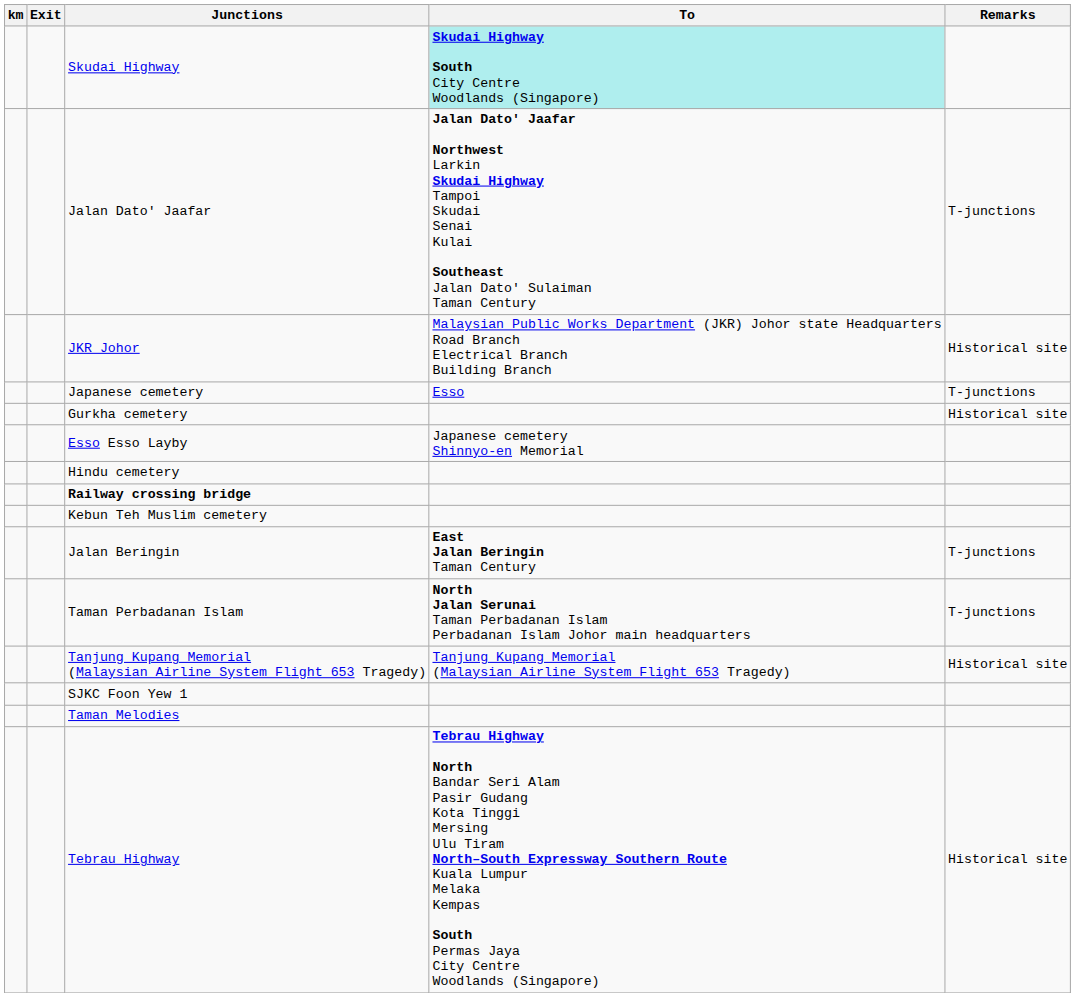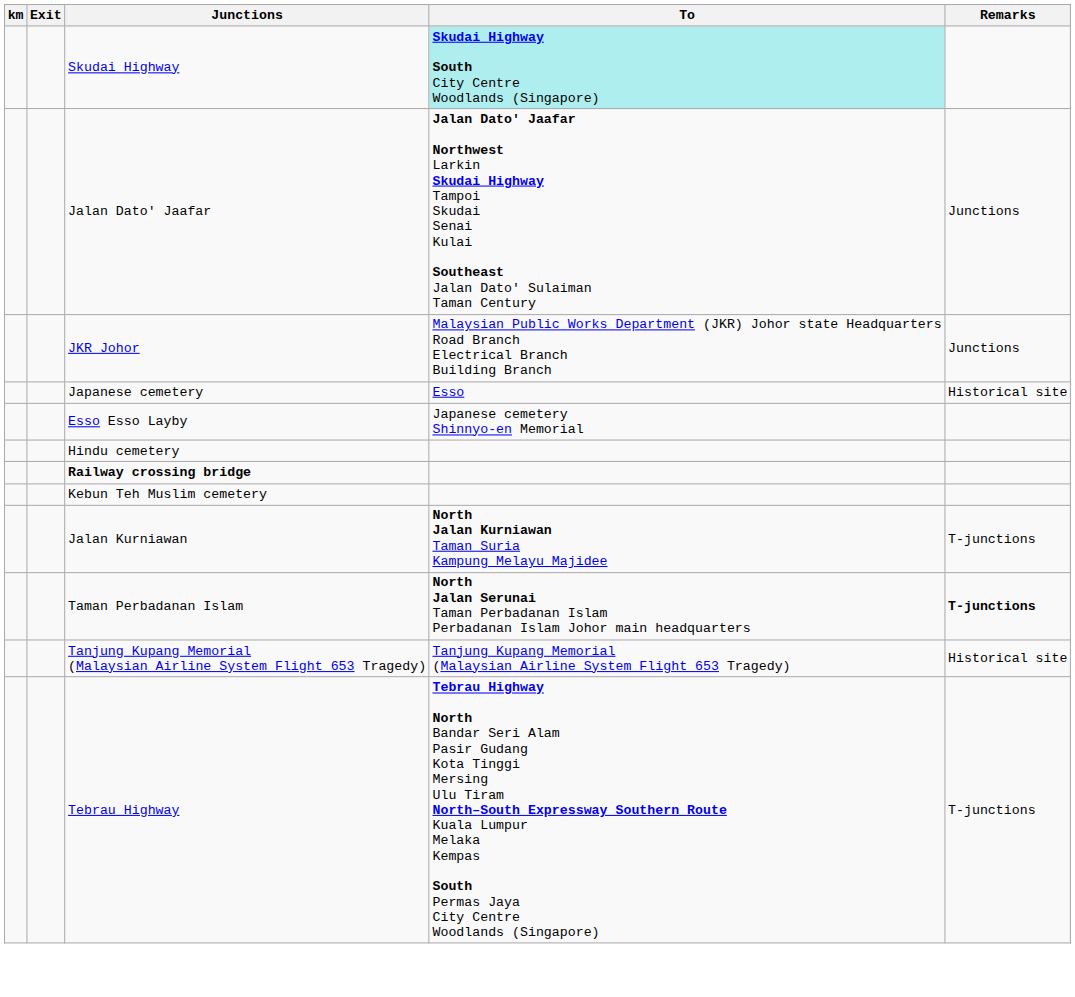(992, 212) T-junctions -> (984, 212) Junctions
(1008, 348) Historical site -> (984, 348) Junctions
(992, 392) T-junctions -> (1008, 392) Historical site
- row: (128, 414)
- row: (124, 553)
+ row: (128, 539)
(992, 613) normal -> (992, 606) bold
- row: (128, 694)
- row: (124, 716)
(1008, 860) Historical site -> (992, 810) T-junctions
